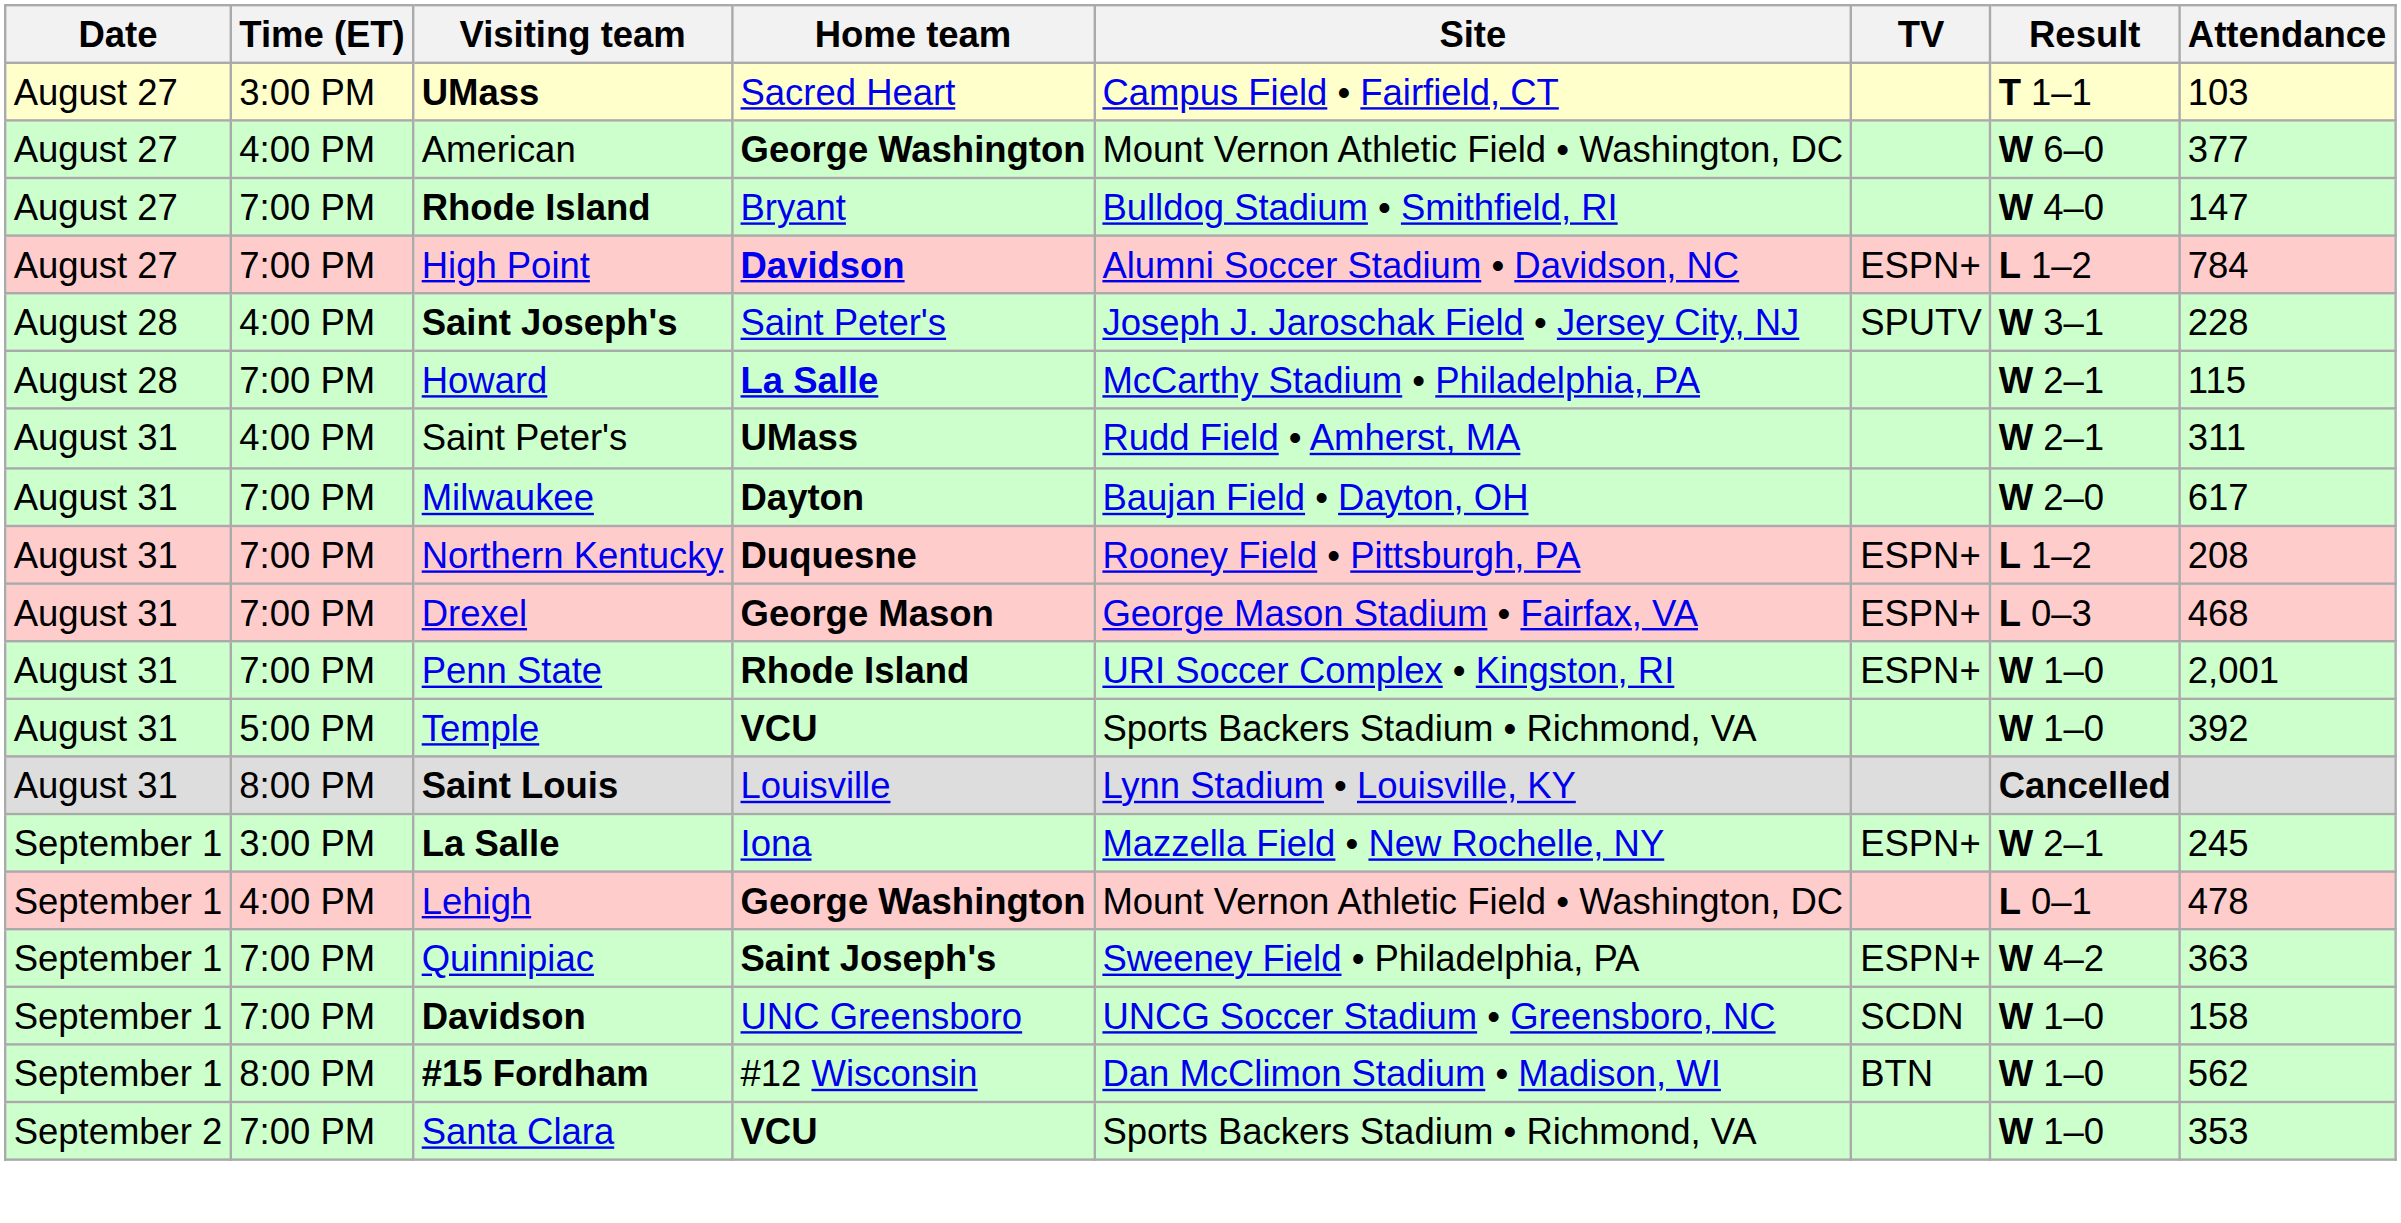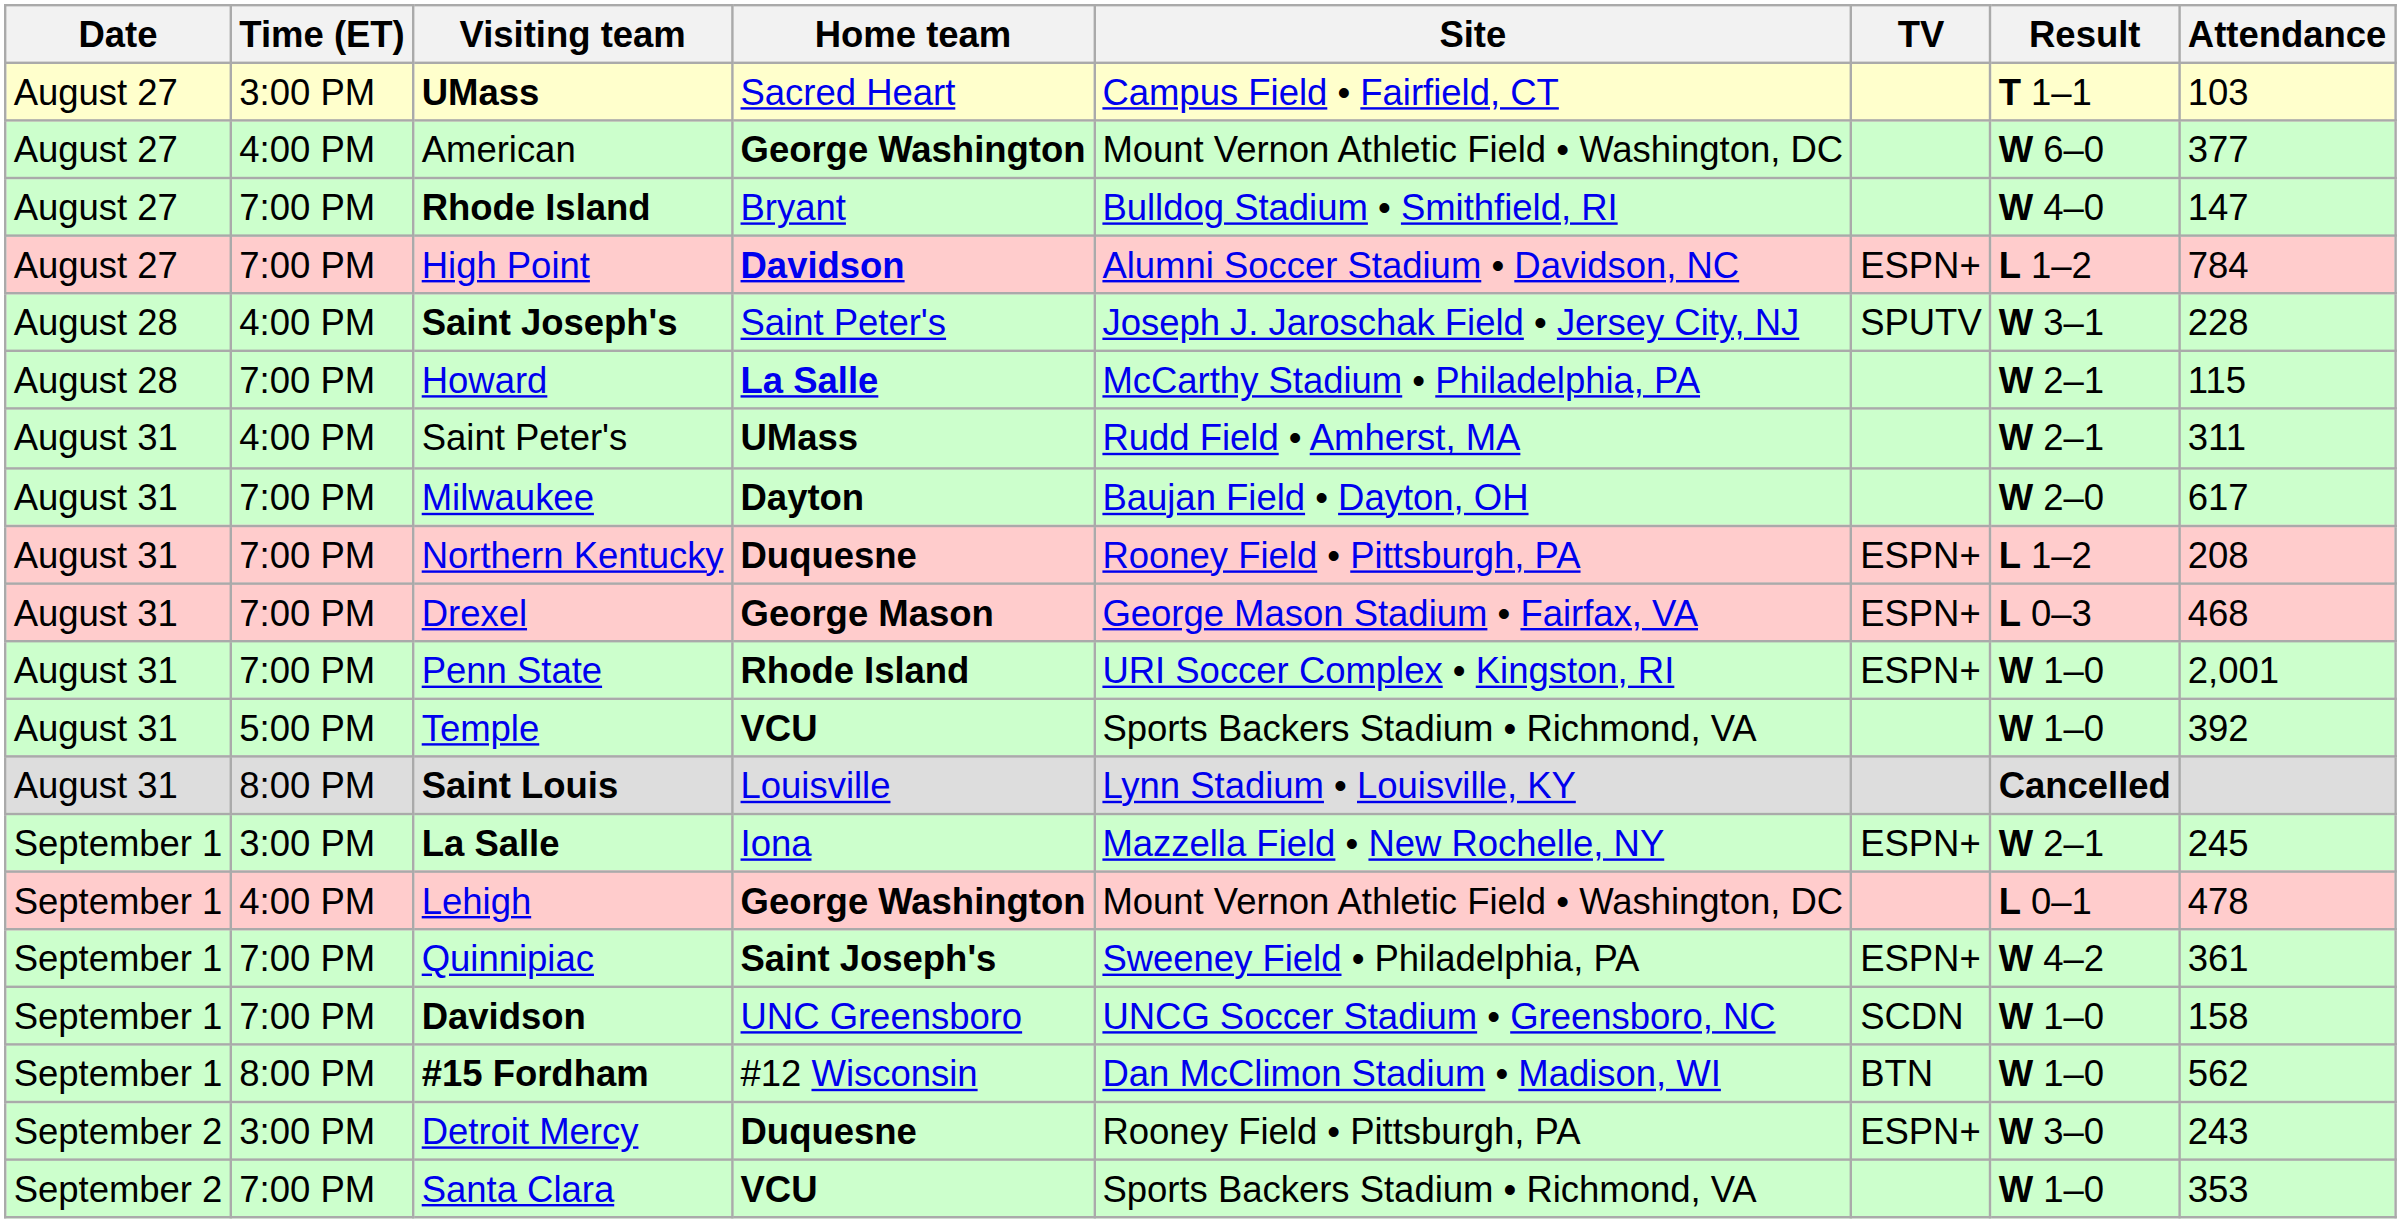(2218, 958) 363 -> (2218, 958) 361
+ row: (530, 1132)
